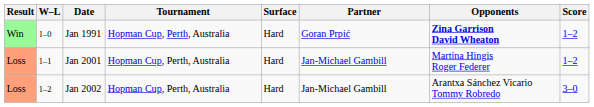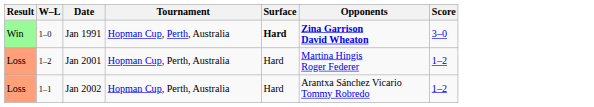- column: (364, 12)
(274, 34) normal -> (275, 34) bold
(570, 34) 1–2 -> (439, 34) 3–0
(45, 62) 1–1 -> (45, 62) 1–2
(45, 89) 1–2 -> (45, 89) 1–1
(570, 88) 3–0 -> (439, 88) 1–2
